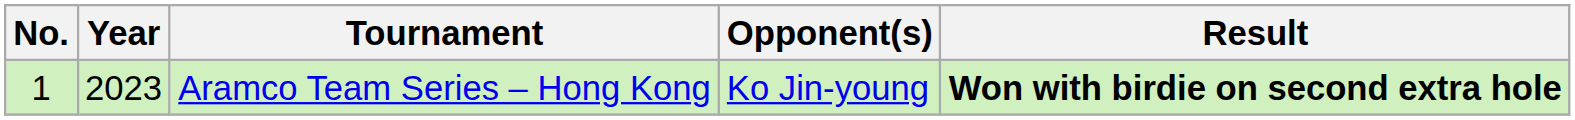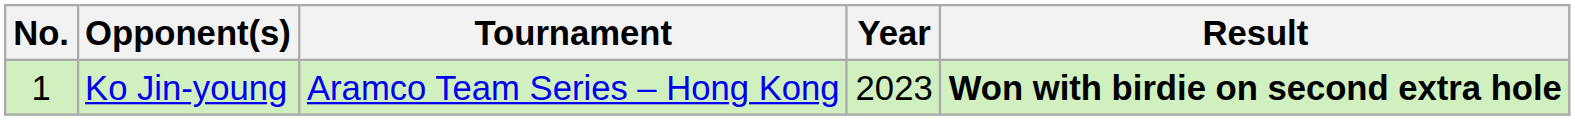columns swapped: (124, 33) <-> (830, 33)
